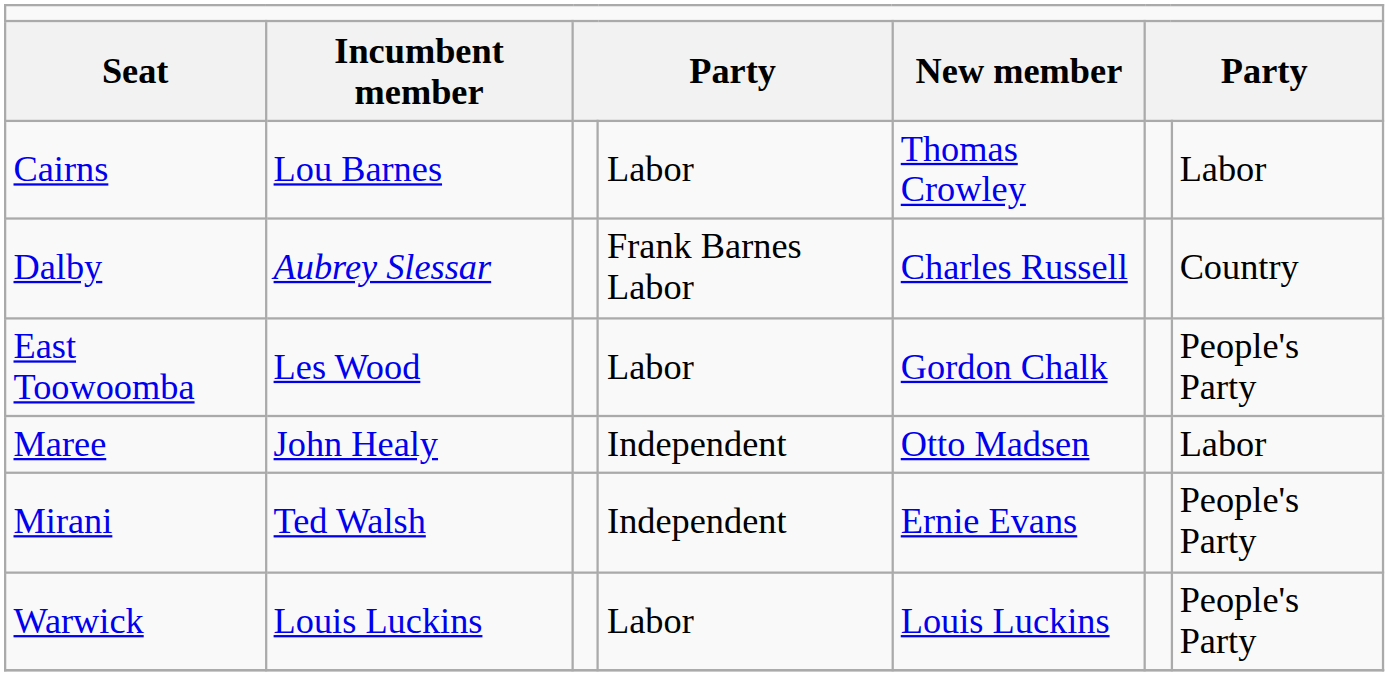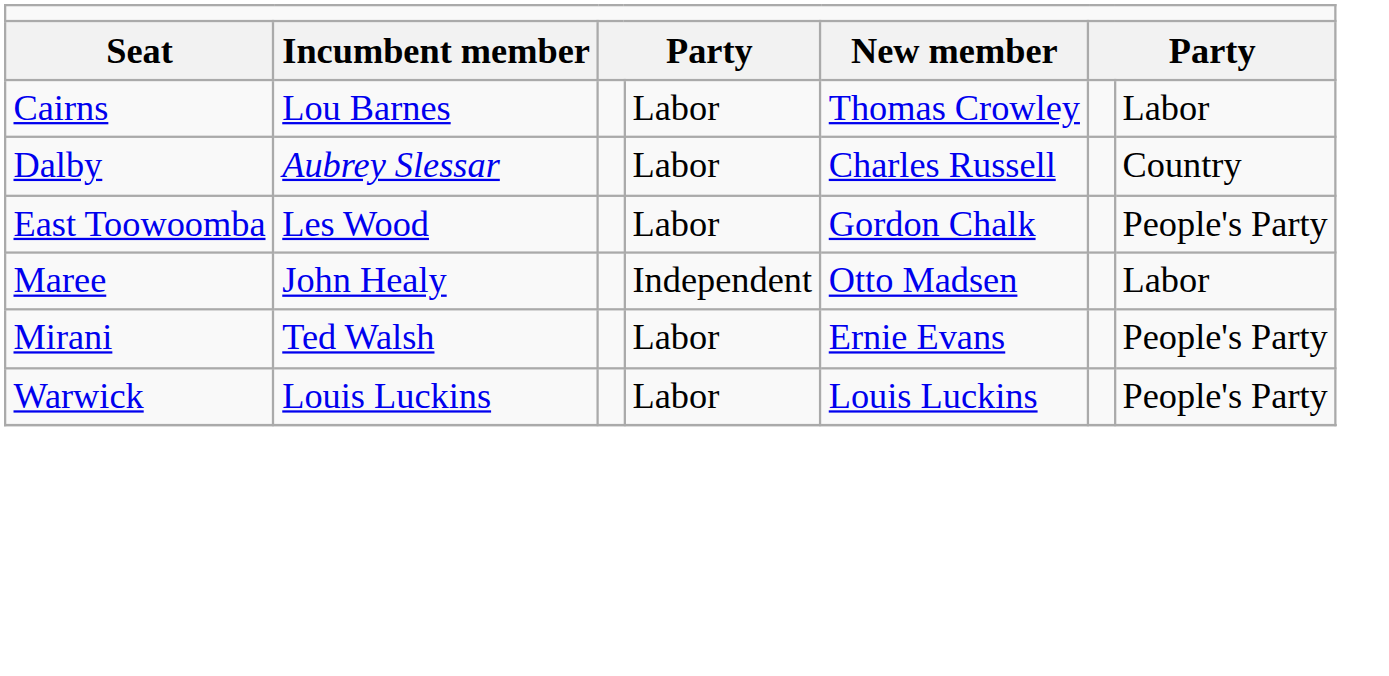(704, 267) Frank Barnes Labor -> (676, 165) Labor
(697, 521) Independent -> (676, 338) Labor
